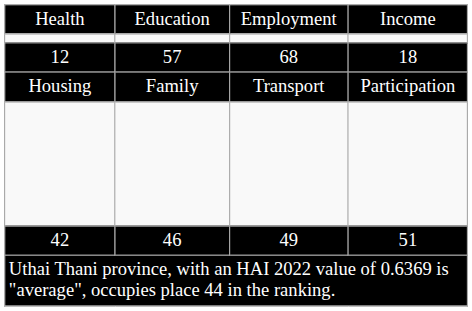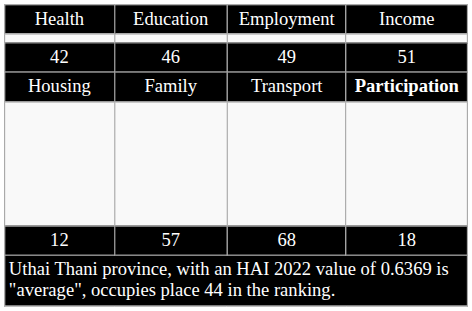rows swapped: (60, 240) <-> (60, 57)
(408, 86) normal -> (407, 86) bold
